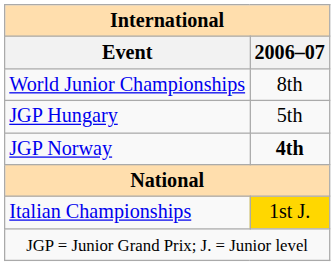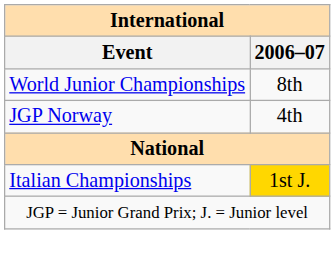- row: (64, 116)
(290, 148) bold -> (290, 116) normal
